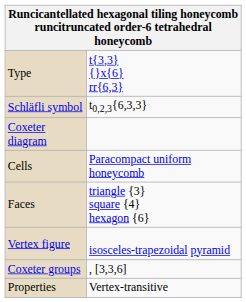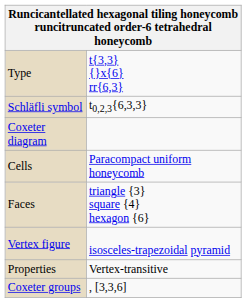rows swapped: (44, 269) <-> (32, 287)
